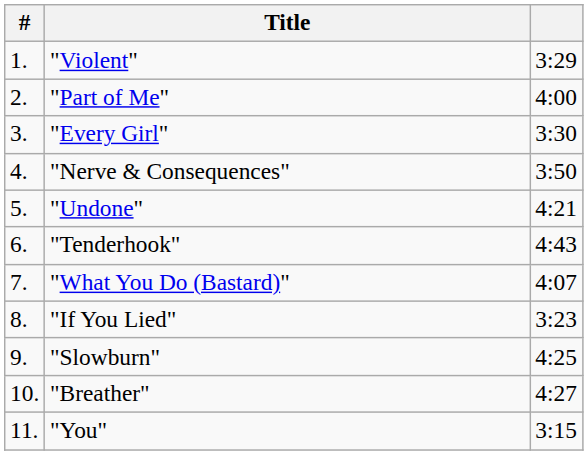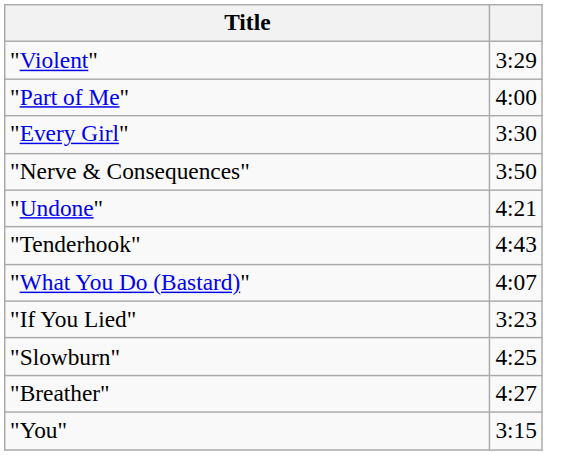- column: (25, 23)
